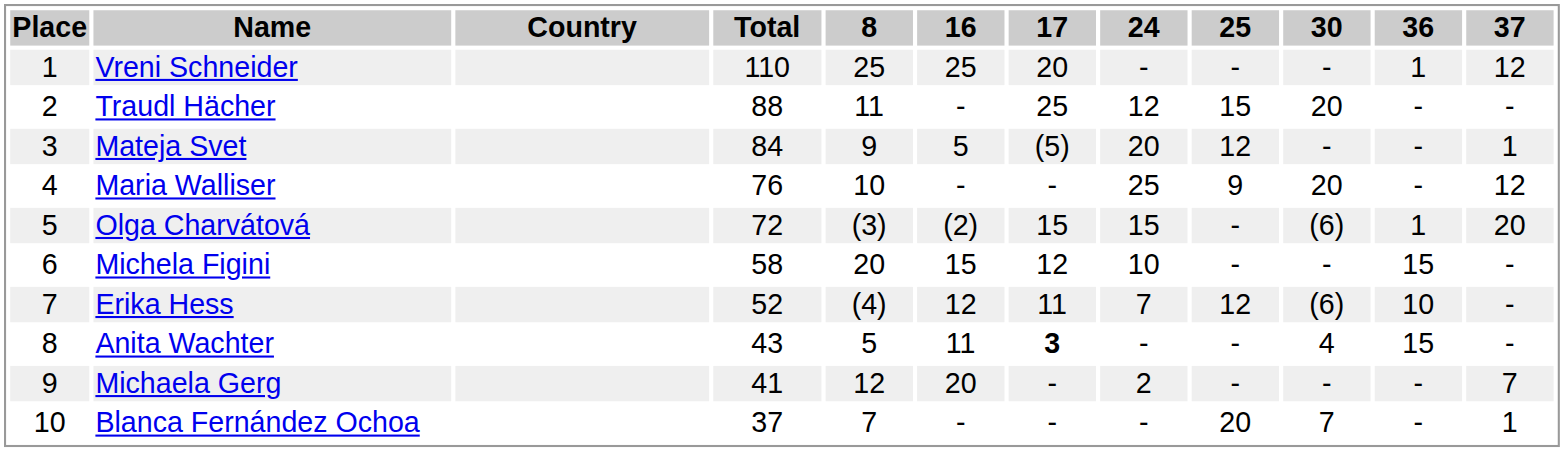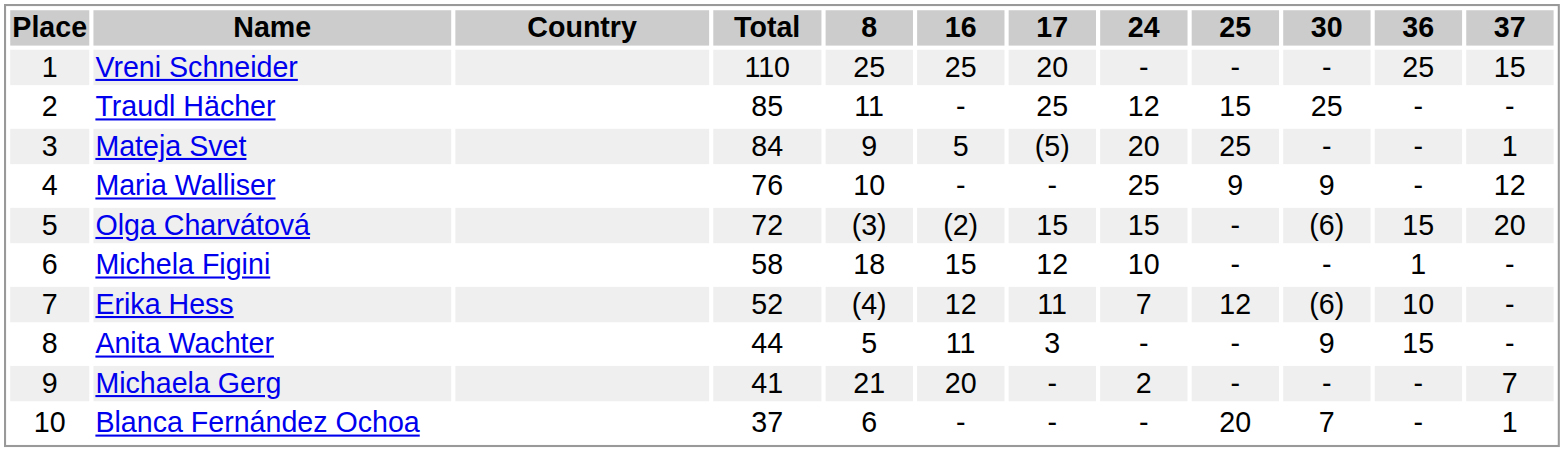(1418, 67) 1 -> (1418, 67) 25
(1510, 67) 12 -> (1510, 67) 15
(767, 107) 88 -> (767, 107) 85
(1327, 107) 20 -> (1327, 107) 25
(1235, 146) 12 -> (1235, 146) 25
(1327, 186) 20 -> (1327, 186) 9
(1418, 226) 1 -> (1418, 226) 15
(869, 265) 20 -> (869, 265) 18
(1418, 265) 15 -> (1418, 265) 1
(767, 344) 43 -> (767, 344) 44
(1052, 344) bold -> (1052, 344) normal
(1327, 344) 4 -> (1327, 344) 9
(869, 384) 12 -> (869, 384) 21
(869, 423) 7 -> (869, 423) 6
